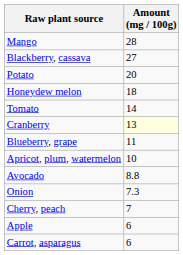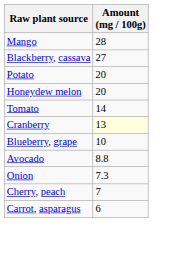(131, 91) 18 -> (101, 91) 20
(131, 141) 11 -> (101, 141) 10
- row: (64, 158)
- row: (20, 225)
